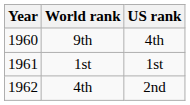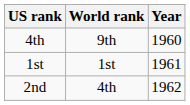columns swapped: (23, 16) <-> (154, 16)
